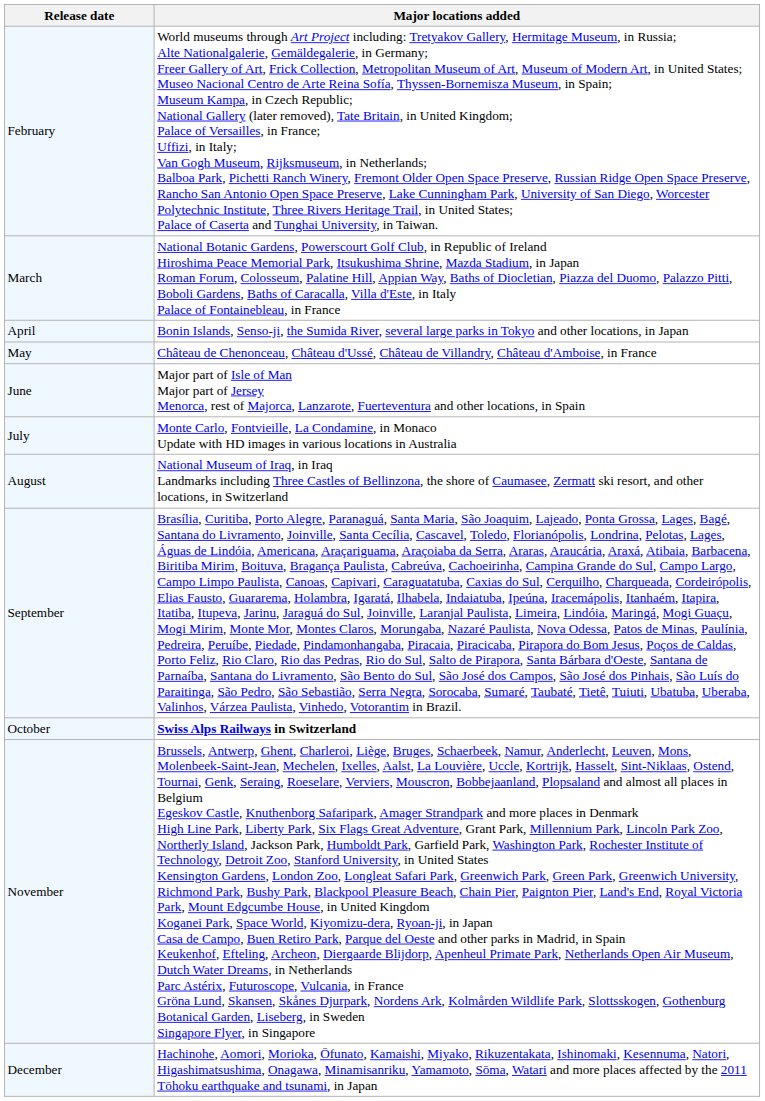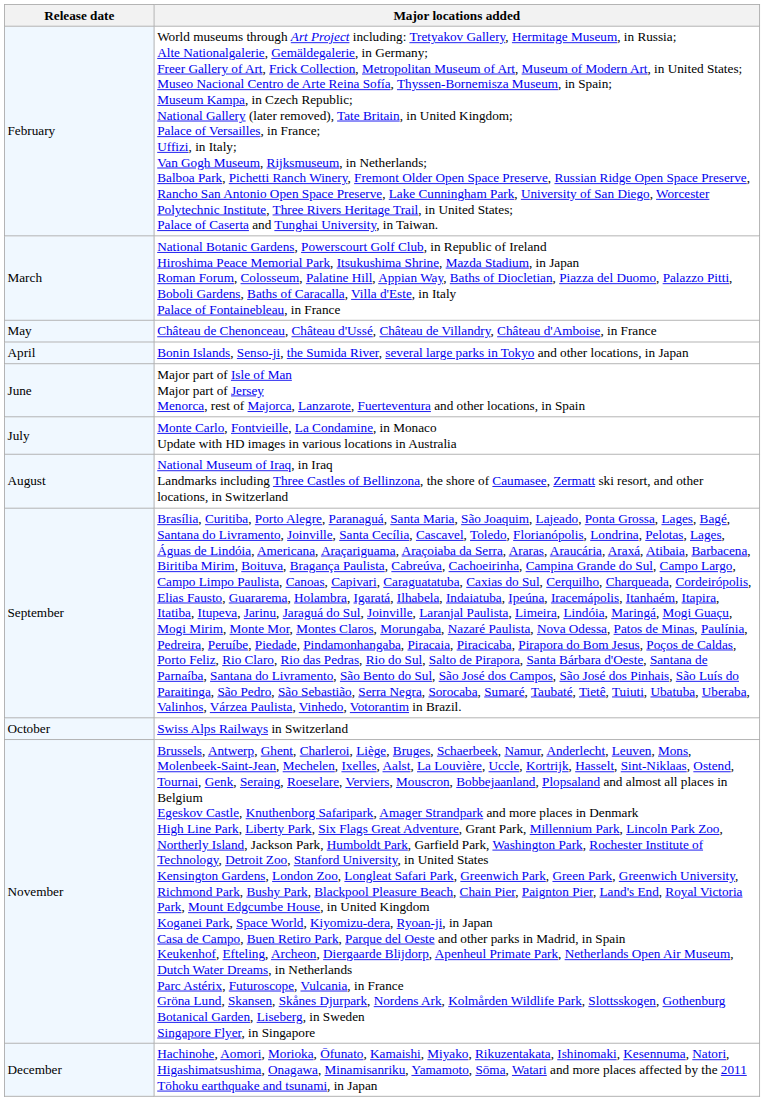rows swapped: (21, 331) <-> (20, 353)
(257, 728) bold -> (253, 728) normal
